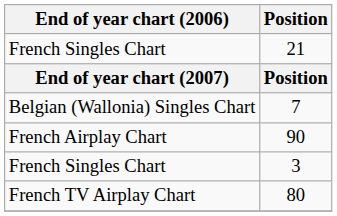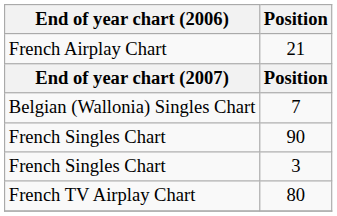(87, 48) French Singles Chart -> (88, 48) French Airplay Chart
(88, 136) French Airplay Chart -> (87, 136) French Singles Chart
